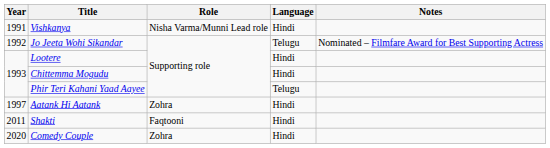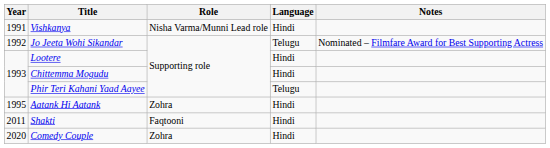(16, 105) 1997 -> (16, 105) 1995
